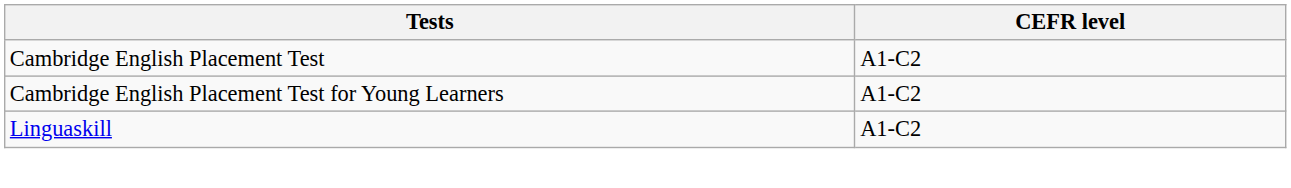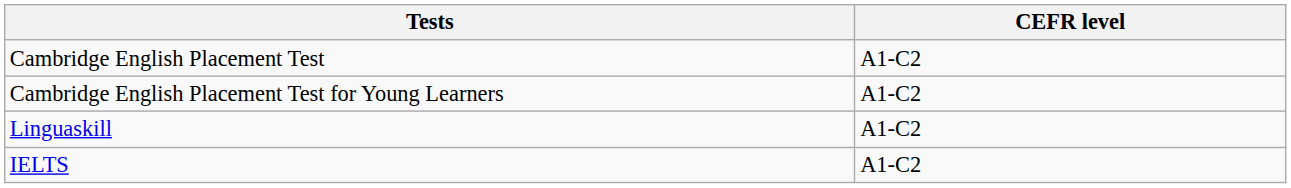+ row: (39, 164)
